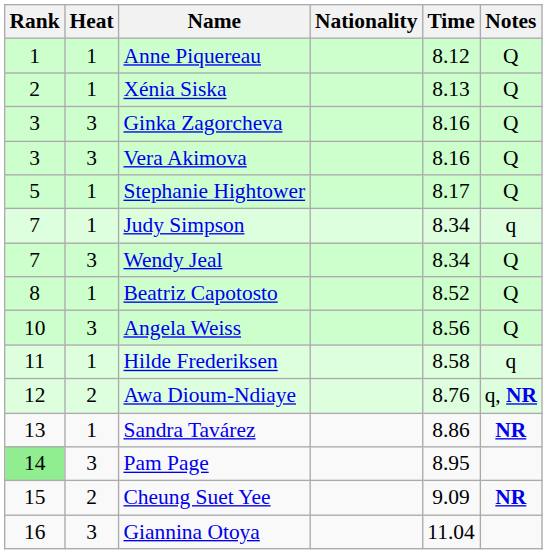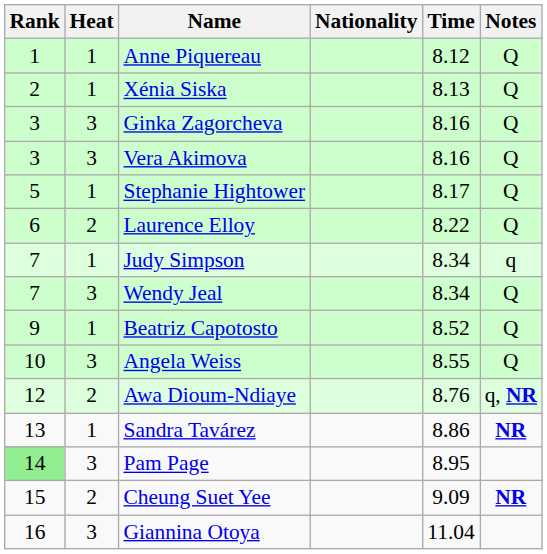+ row: (189, 225)
(35, 293) 8 -> (35, 327) 9
(451, 327) 8.56 -> (451, 361) 8.55
- row: (201, 361)
